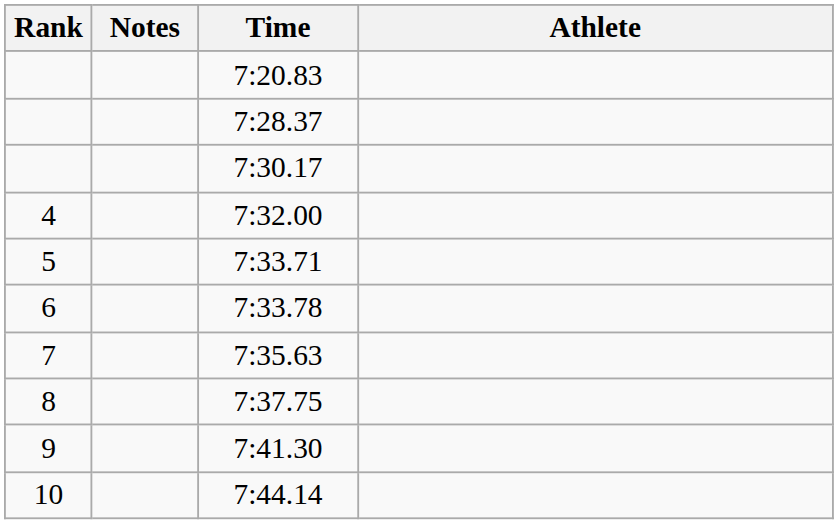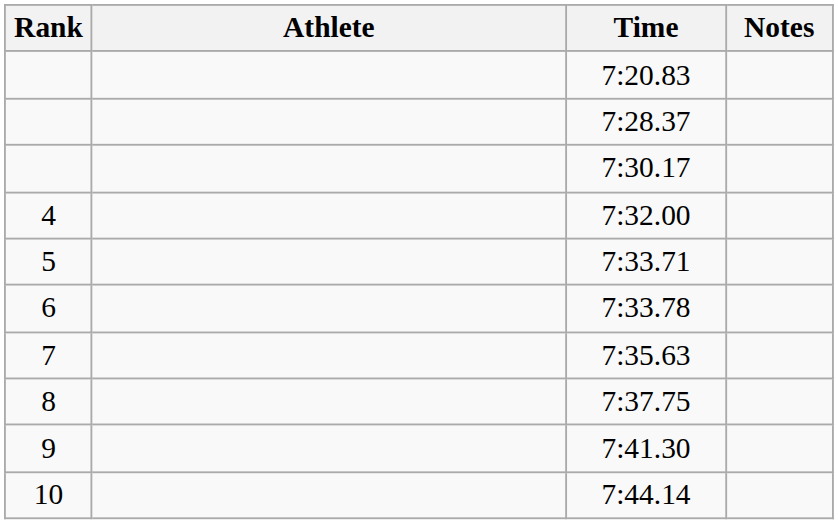columns swapped: (595, 27) <-> (145, 27)
